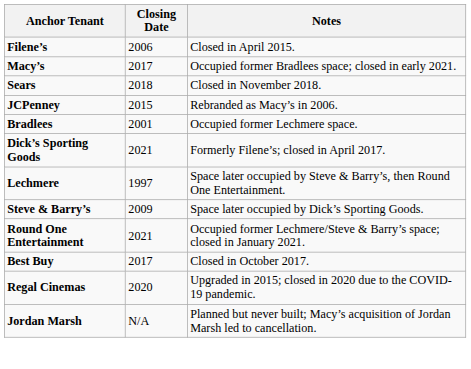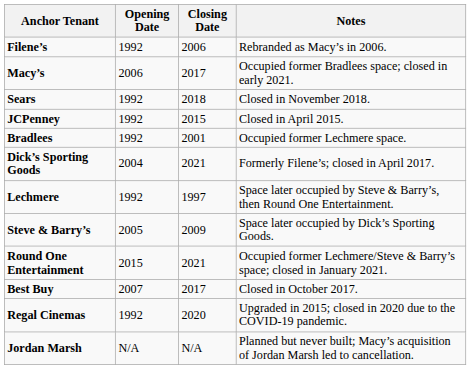+ column: (147, 20)
(243, 47) Closed in April 2015. -> (313, 47) Rebranded as Macy’s in 2006.
(264, 104) Rebranded as Macy’s in 2006. -> (291, 118) Closed in April 2015.
